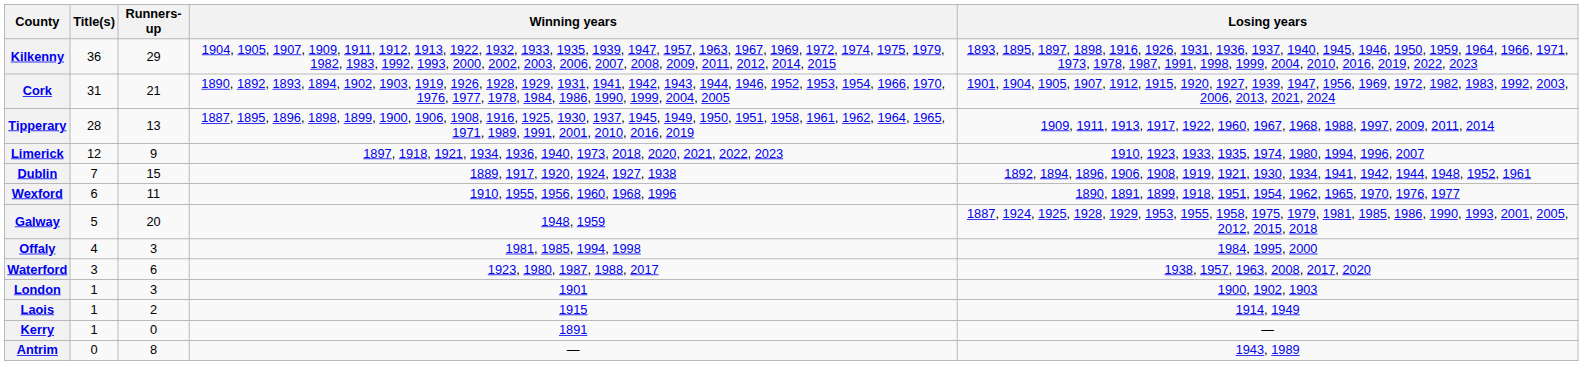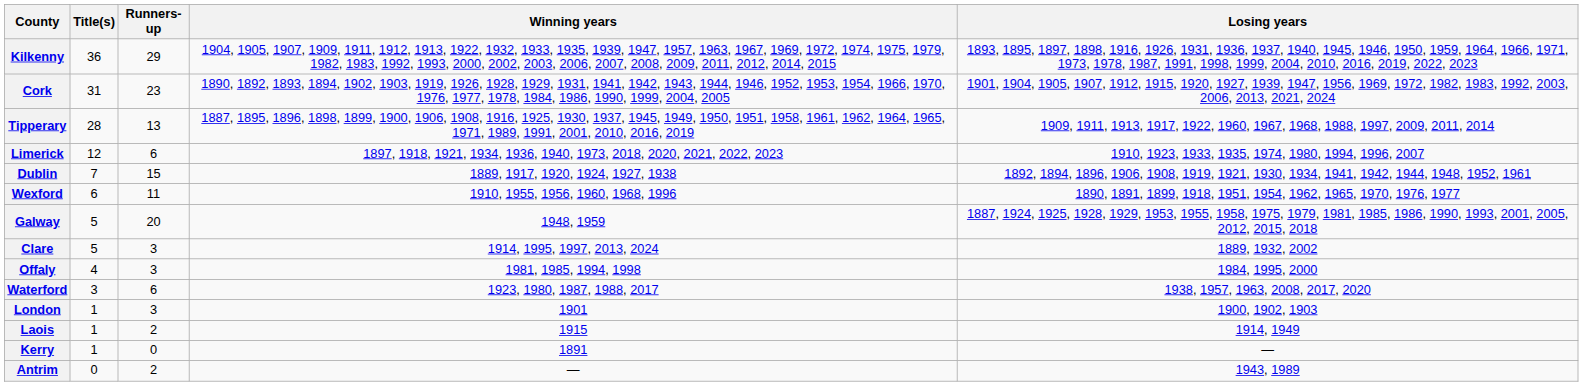(153, 91) 21 -> (153, 91) 23
(154, 153) 9 -> (154, 153) 6
+ row: (37, 249)
(154, 350) 8 -> (154, 370) 2
